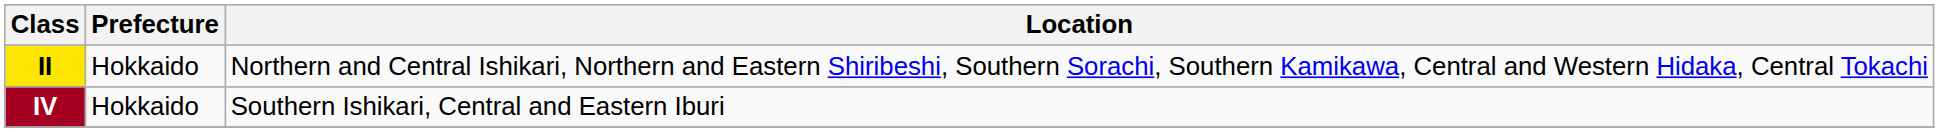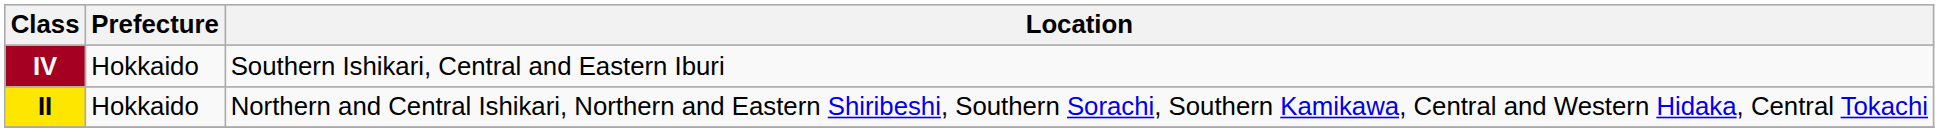rows swapped: (45, 106) <-> (45, 65)
